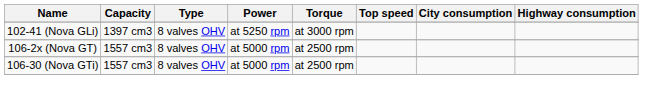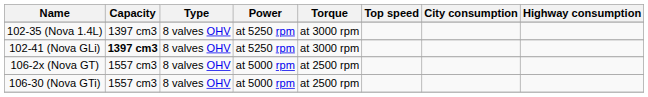+ row: (55, 31)
(128, 31) normal -> (133, 49) bold
